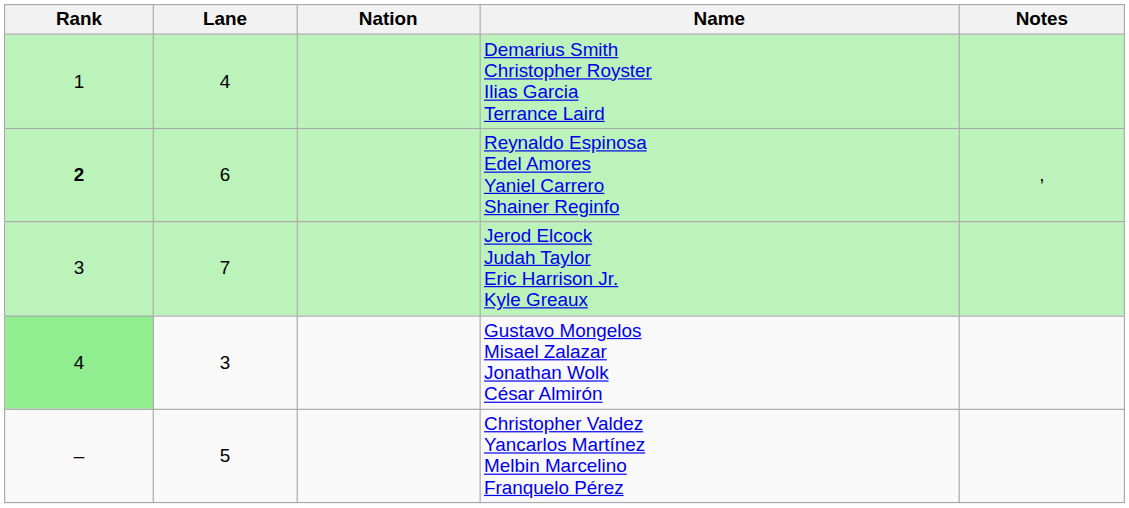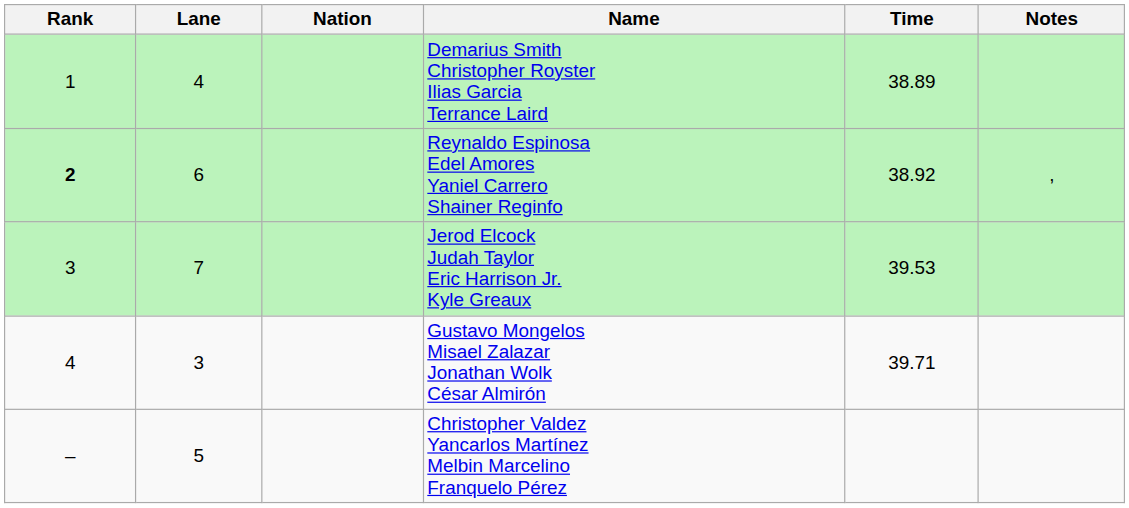+ column: (912, 19)
(79, 362) lightgreen background -> (70, 362) no background
